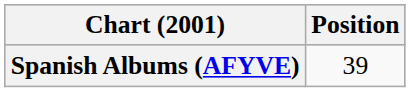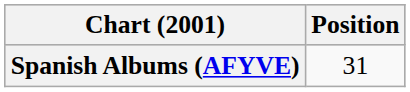(355, 65) 39 -> (355, 65) 31
